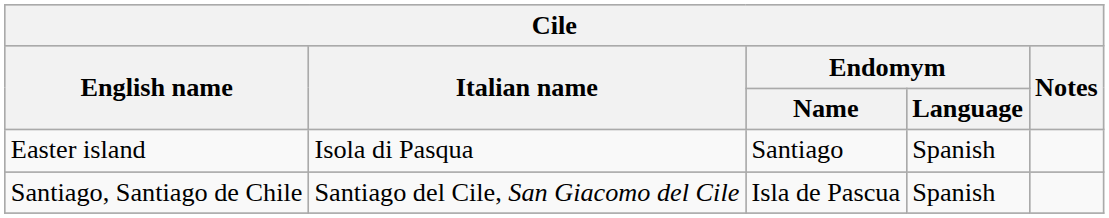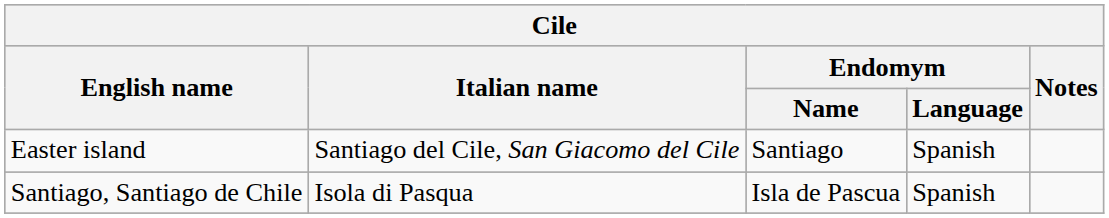(394, 150) Isola di Pasqua -> (527, 150) Santiago del Cile, San Giacomo del Cile
(527, 191) Santiago del Cile, San Giacomo del Cile -> (394, 191) Isola di Pasqua
